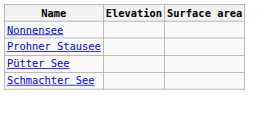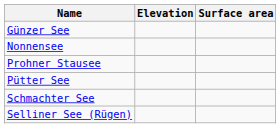+ row: (38, 30)
+ row: (69, 115)
